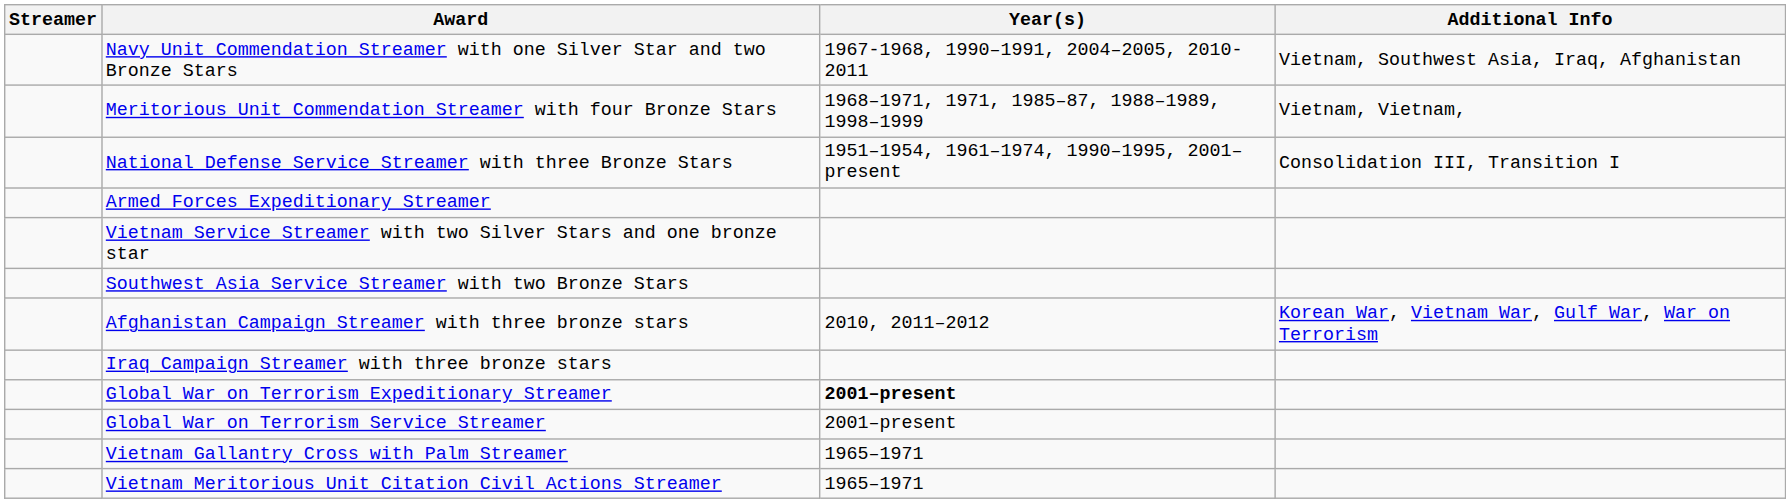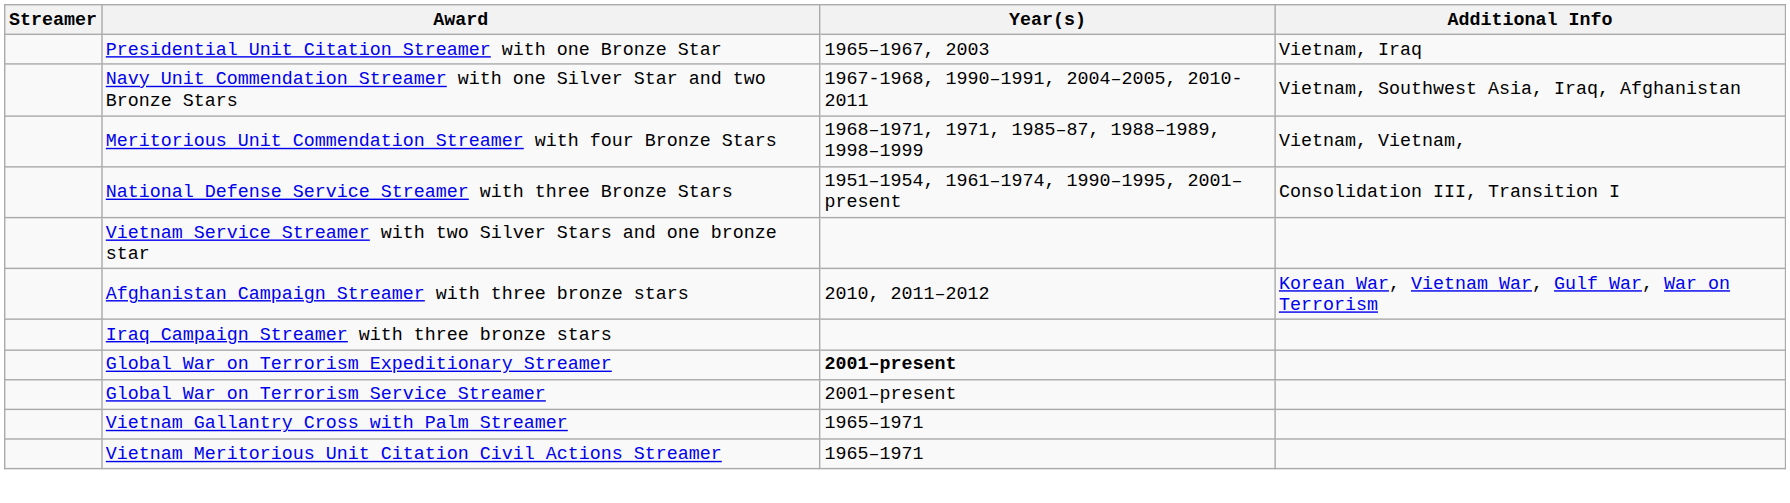+ row: (414, 50)
- row: (298, 203)
- row: (397, 283)
